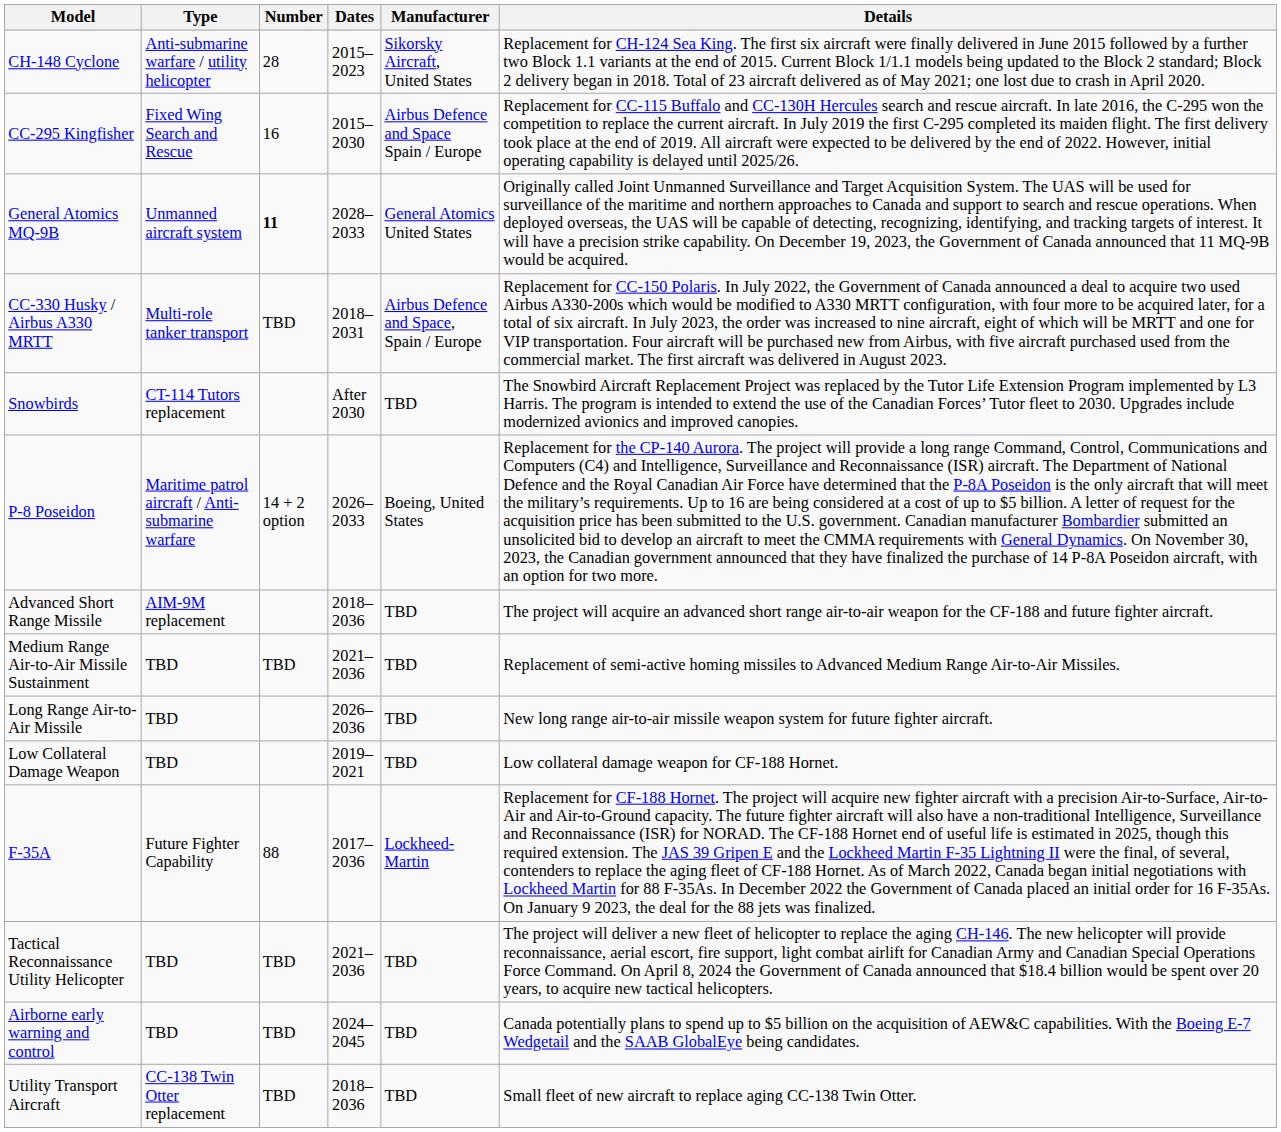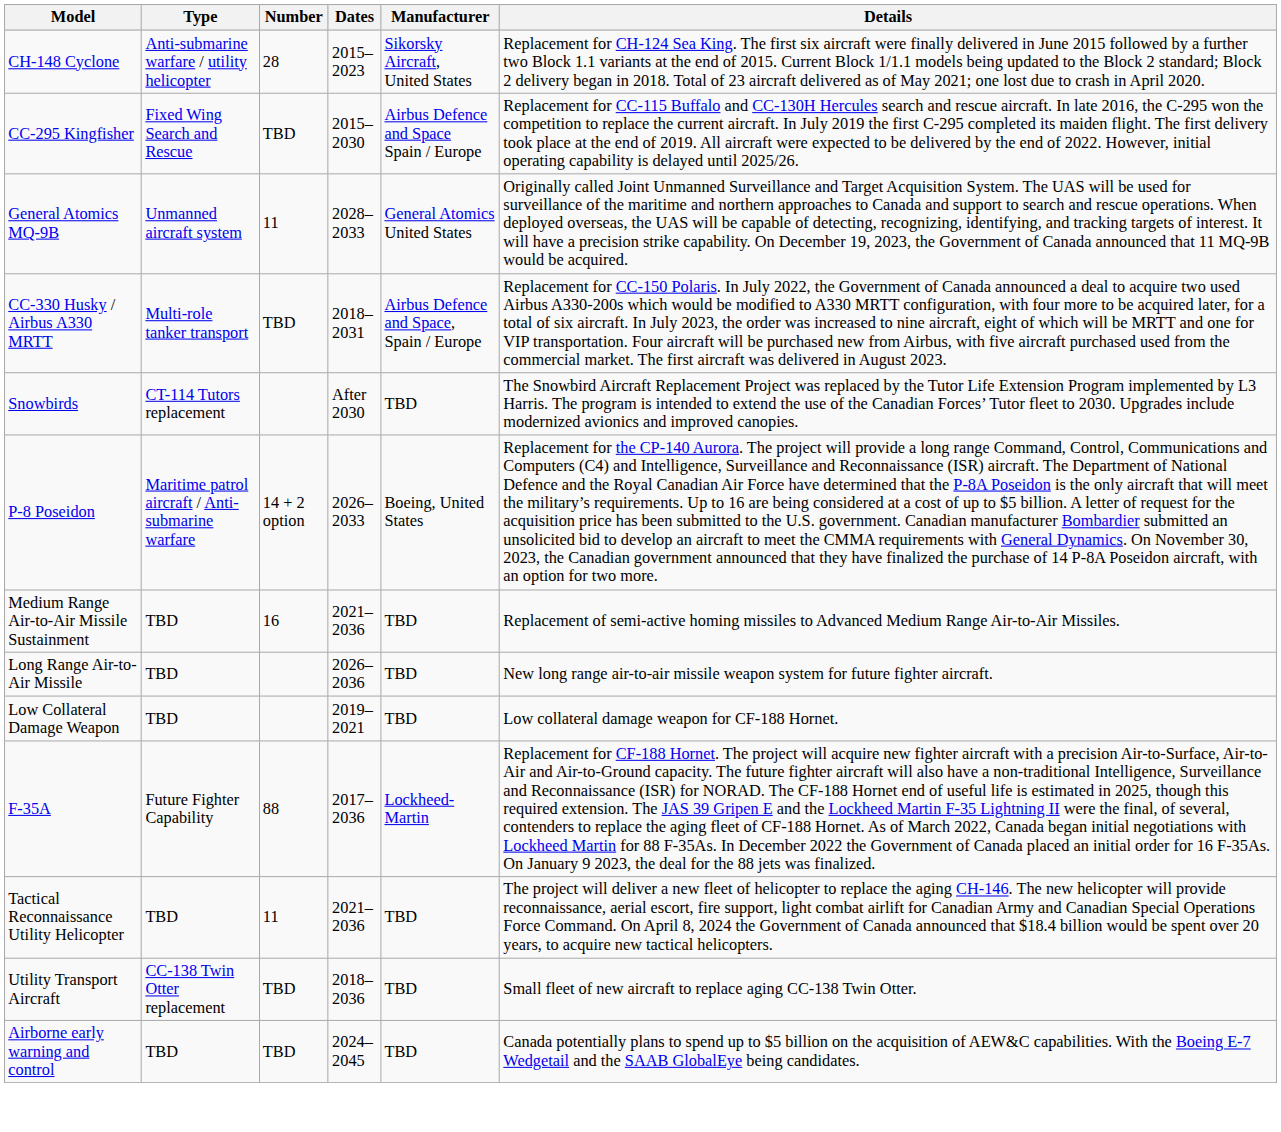(271, 133) 16 -> (279, 133) TBD
(271, 223) bold -> (271, 223) normal
- row: (61, 611)
(279, 665) TBD -> (271, 620) 16
(279, 961) TBD -> (271, 917) 11
rows swapped: (63, 1095) <-> (56, 1033)
